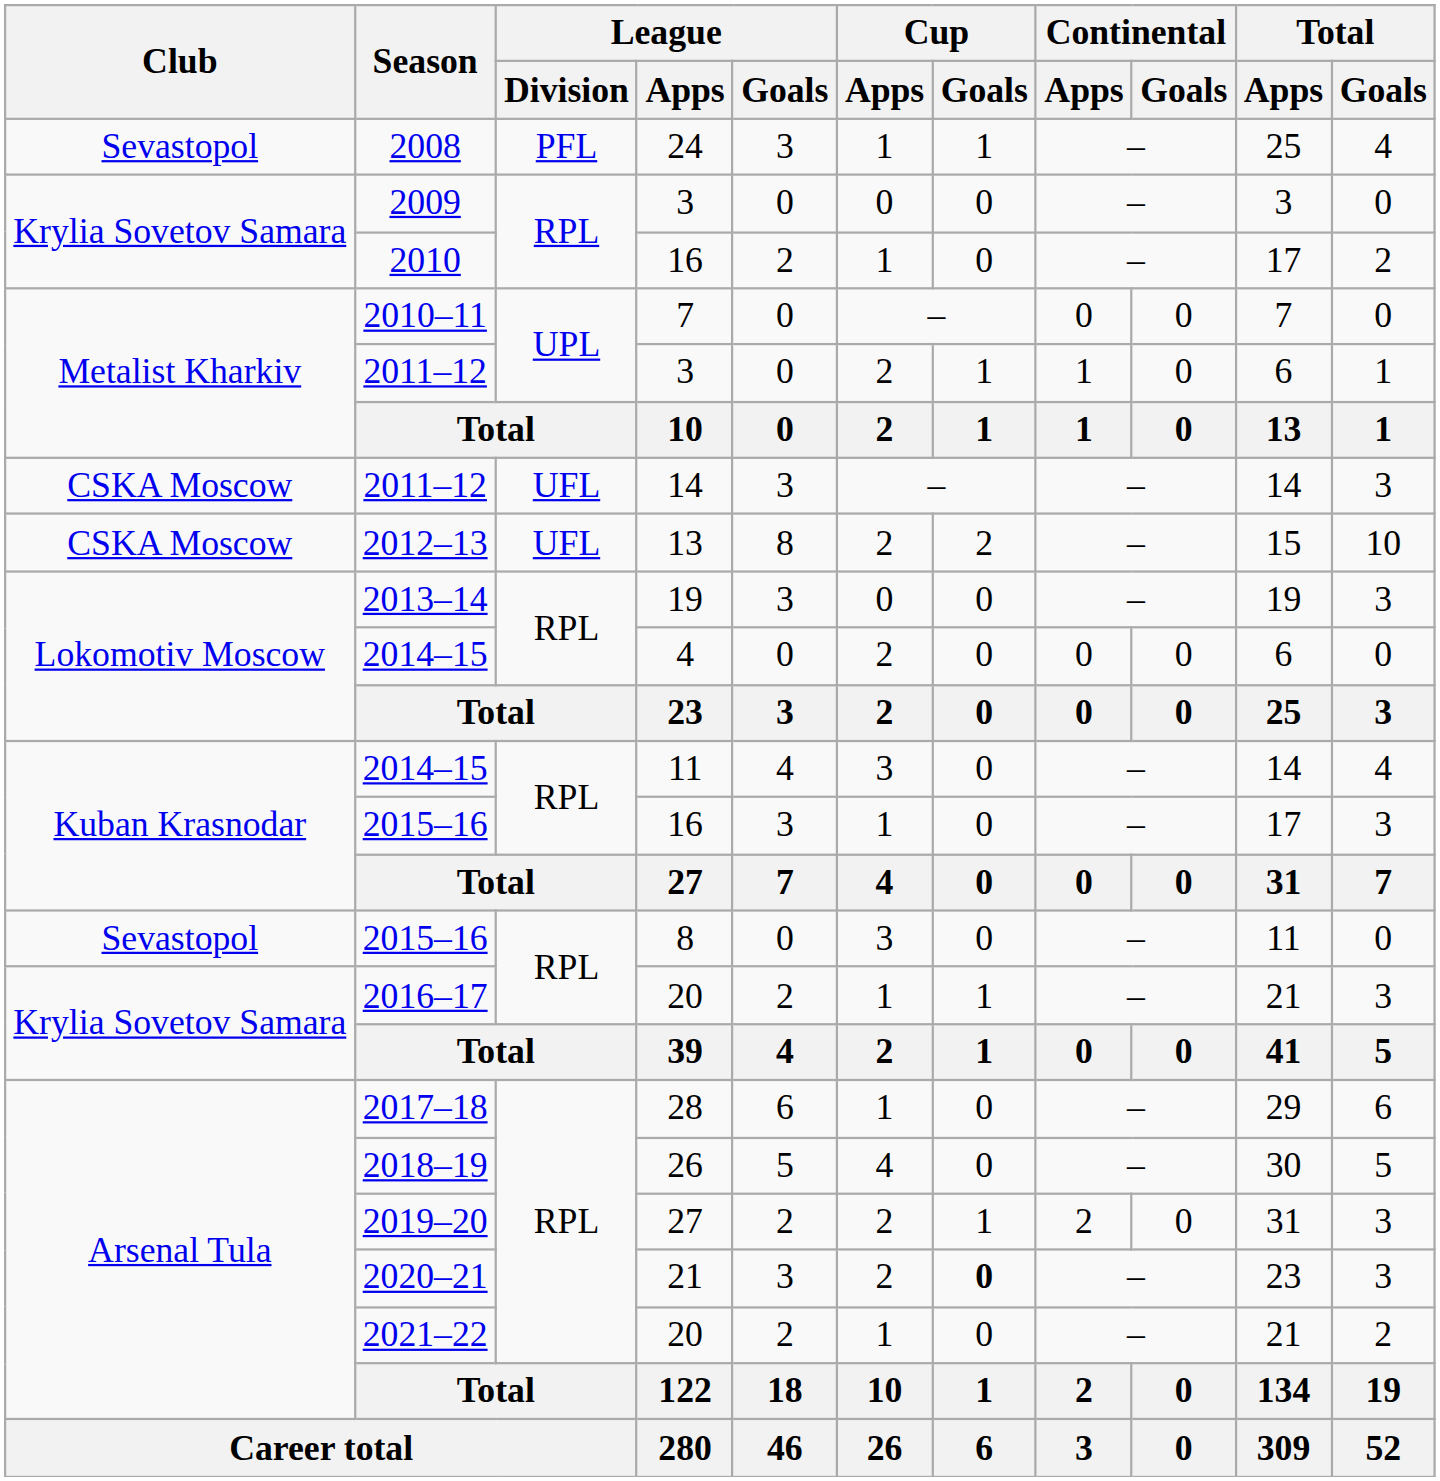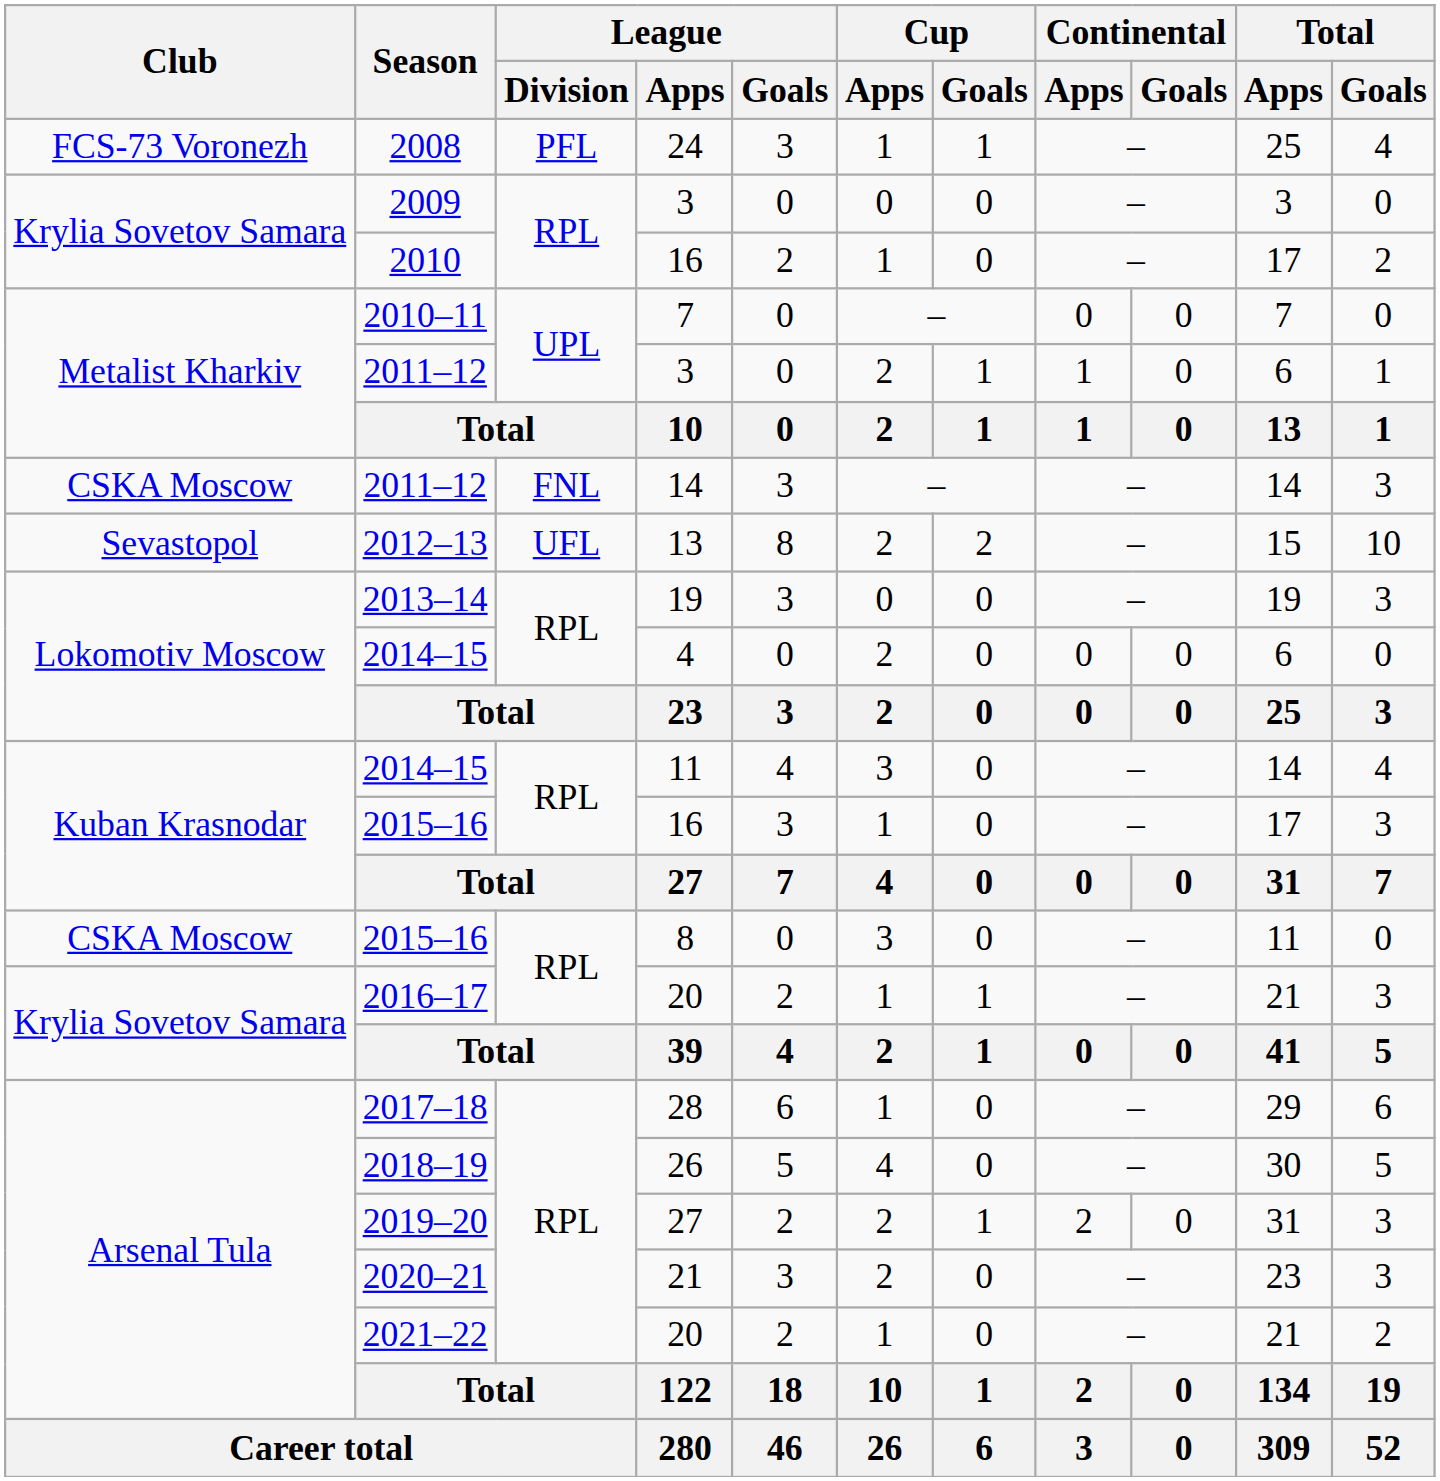(180, 145) Sevastopol -> (180, 145) FCS-73 Voronezh
(567, 485) UFL -> (567, 485) FNL
(180, 542) CSKA Moscow -> (180, 542) Sevastopol
(180, 938) Sevastopol -> (180, 938) CSKA Moscow
(984, 1277) bold -> (984, 1277) normal
